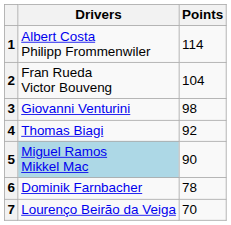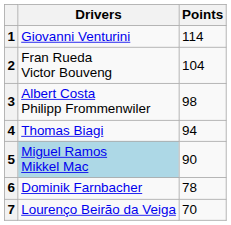(86, 44) Albert Costa Philipp Frommenwiler -> (76, 36) Giovanni Venturini
(76, 109) Giovanni Venturini -> (86, 101) Albert Costa Philipp Frommenwiler
(190, 130) 92 -> (190, 130) 94
